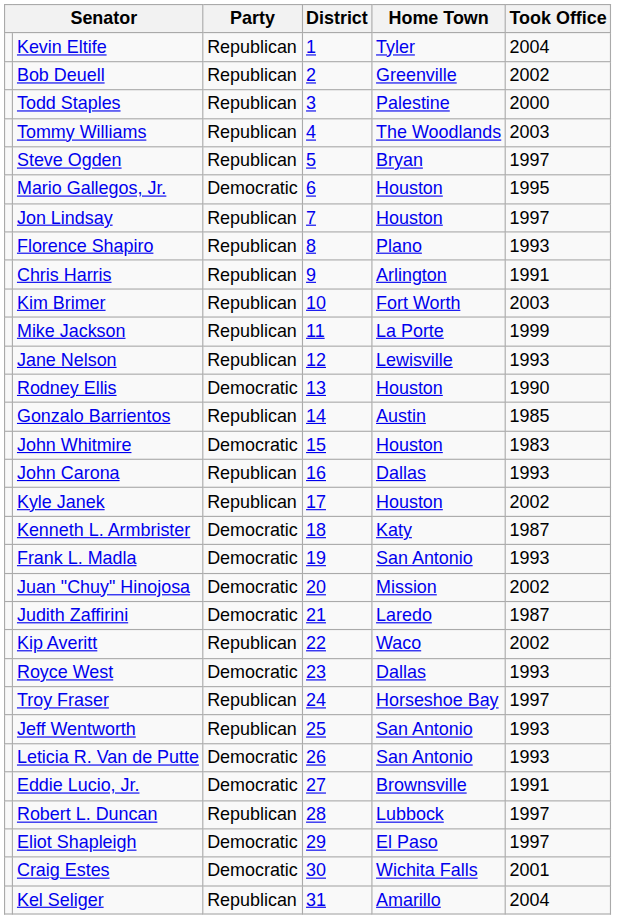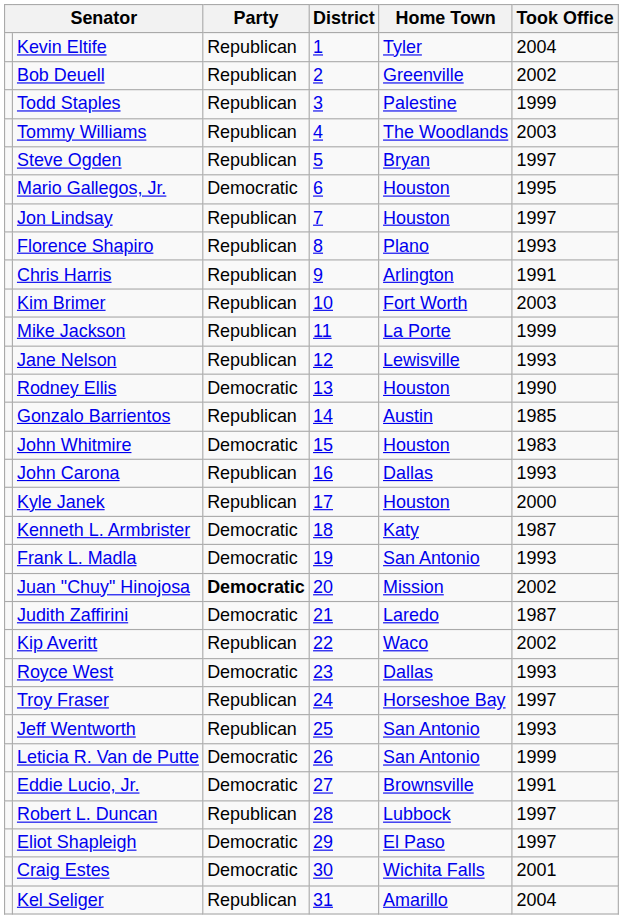(529, 103) 2000 -> (536, 103) 1999
(529, 501) 2002 -> (536, 501) 2000
(252, 587) normal -> (256, 587) bold
(529, 757) 1993 -> (536, 757) 1999
